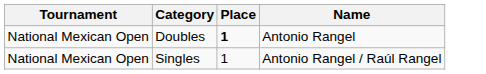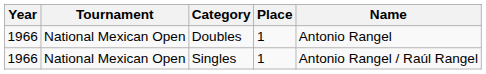+ column: (23, 15)
(224, 36) bold -> (261, 36) normal
